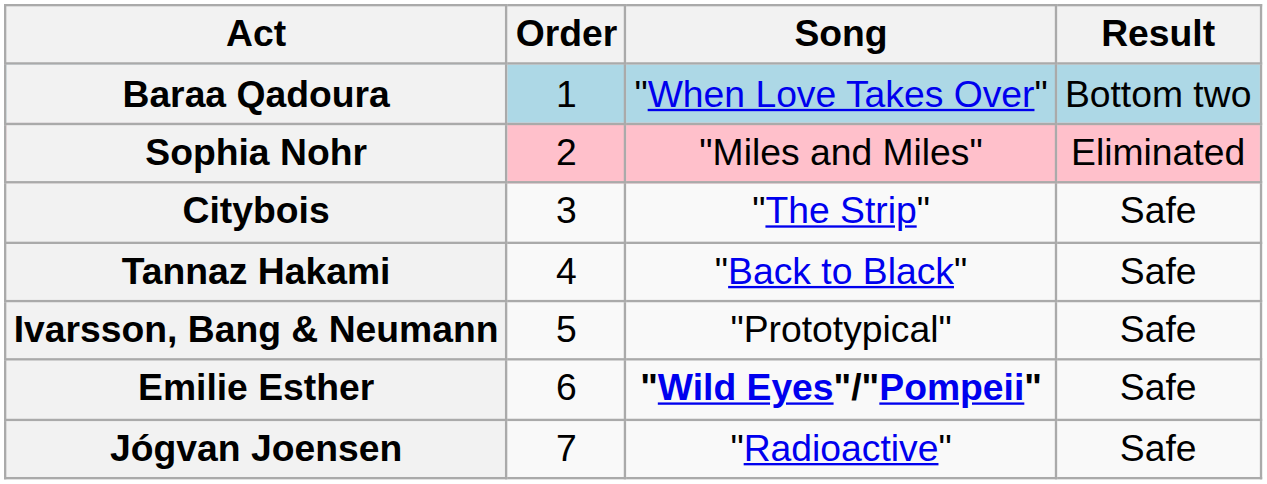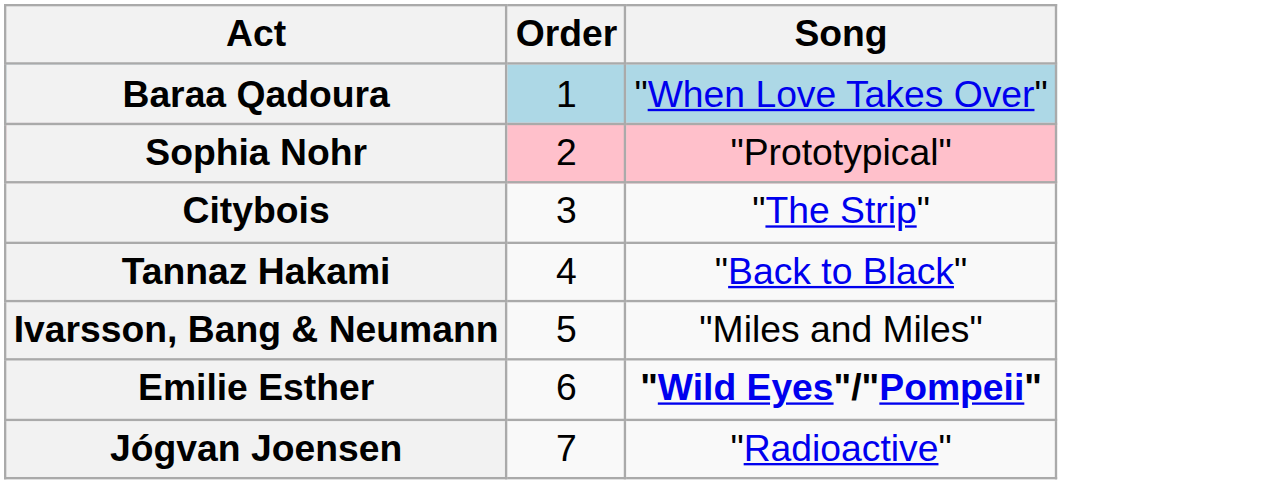- column: (1158, 34)
(841, 152) "Miles and Miles" -> (841, 152) "Prototypical"
(841, 329) "Prototypical" -> (841, 329) "Miles and Miles"
